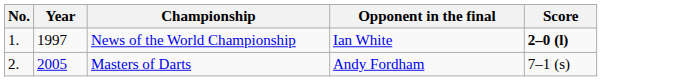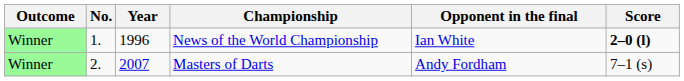+ column: (46, 16)
(52, 40) 1997 -> (134, 40) 1996
(52, 64) 2005 -> (134, 64) 2007
